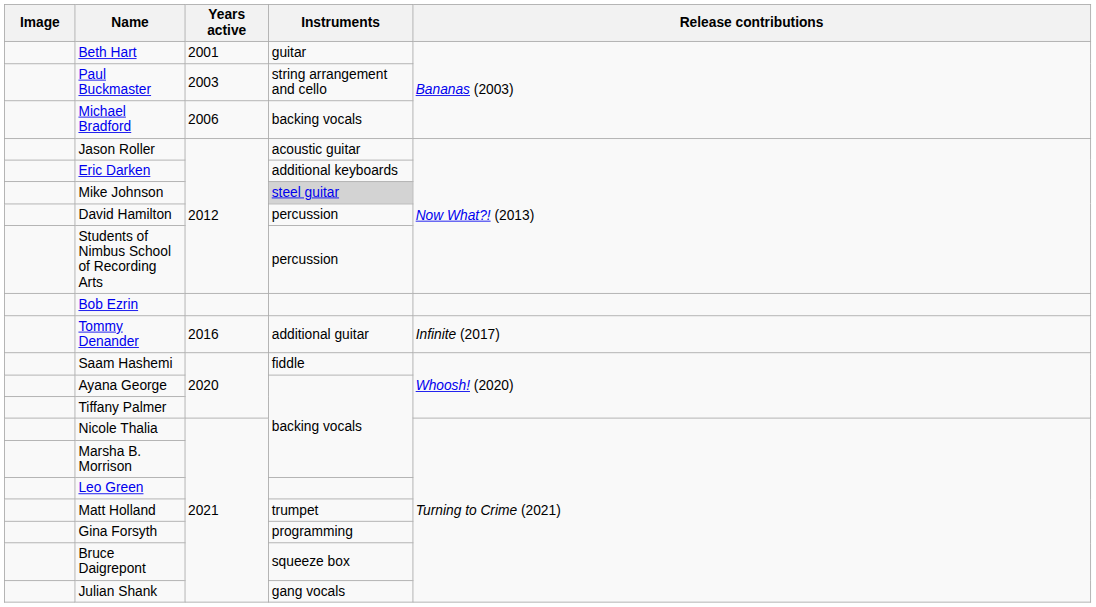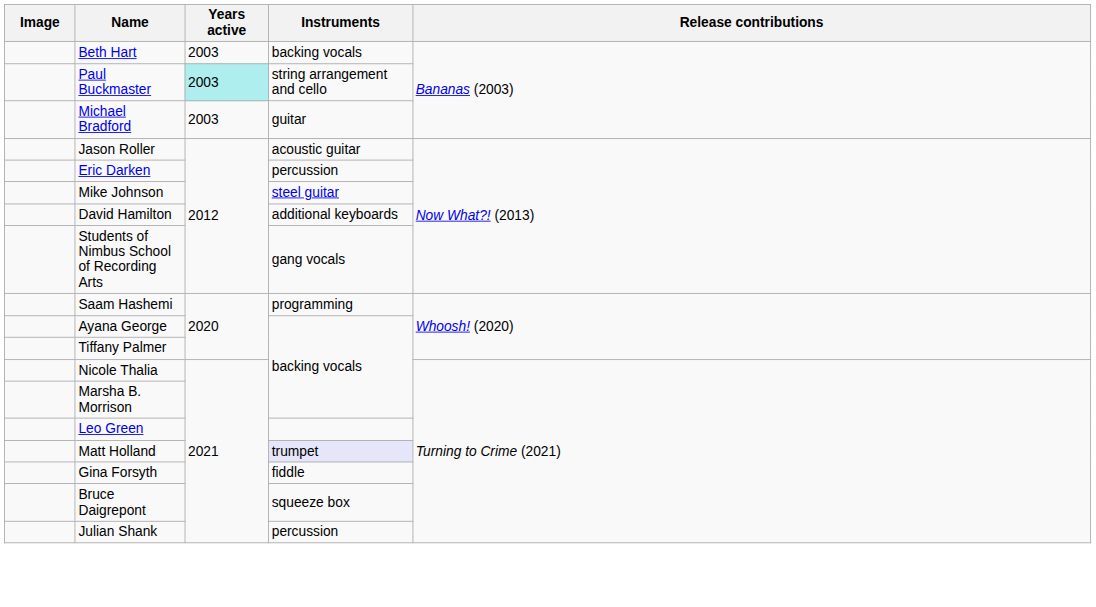(203, 52) 2001 -> (203, 52) 2003
(289, 52) guitar -> (317, 52) backing vocals
(203, 82) no background -> (203, 82) paleturquoise background
(203, 119) 2006 -> (203, 119) 2003
(317, 119) backing vocals -> (289, 119) guitar
(335, 170) additional keyboards -> (305, 170) percussion
(305, 192) lightgrey background -> (305, 192) no background
(305, 214) percussion -> (335, 214) additional keyboards
(305, 259) percussion -> (308, 259) gang vocals
- row: (108, 304)
- row: (109, 334)
(288, 363) fiddle -> (312, 304) programming
(295, 510) no background -> (295, 451) lavender background
(312, 532) programming -> (288, 472) fiddle
(308, 591) gang vocals -> (305, 532) percussion
